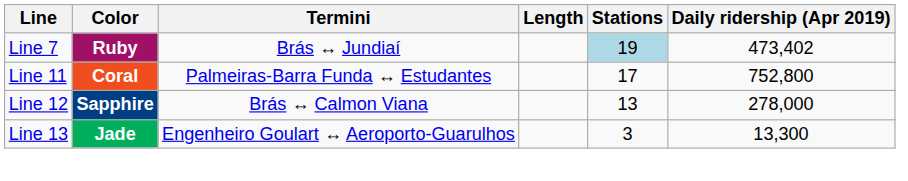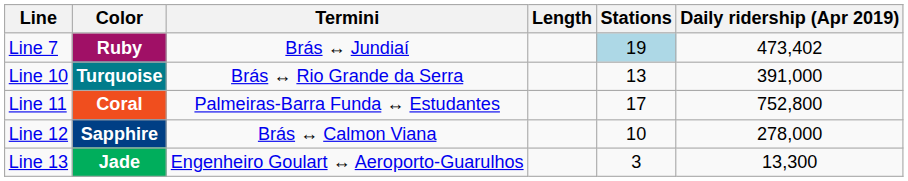+ row: (38, 76)
(627, 104) 13 -> (636, 133) 10
